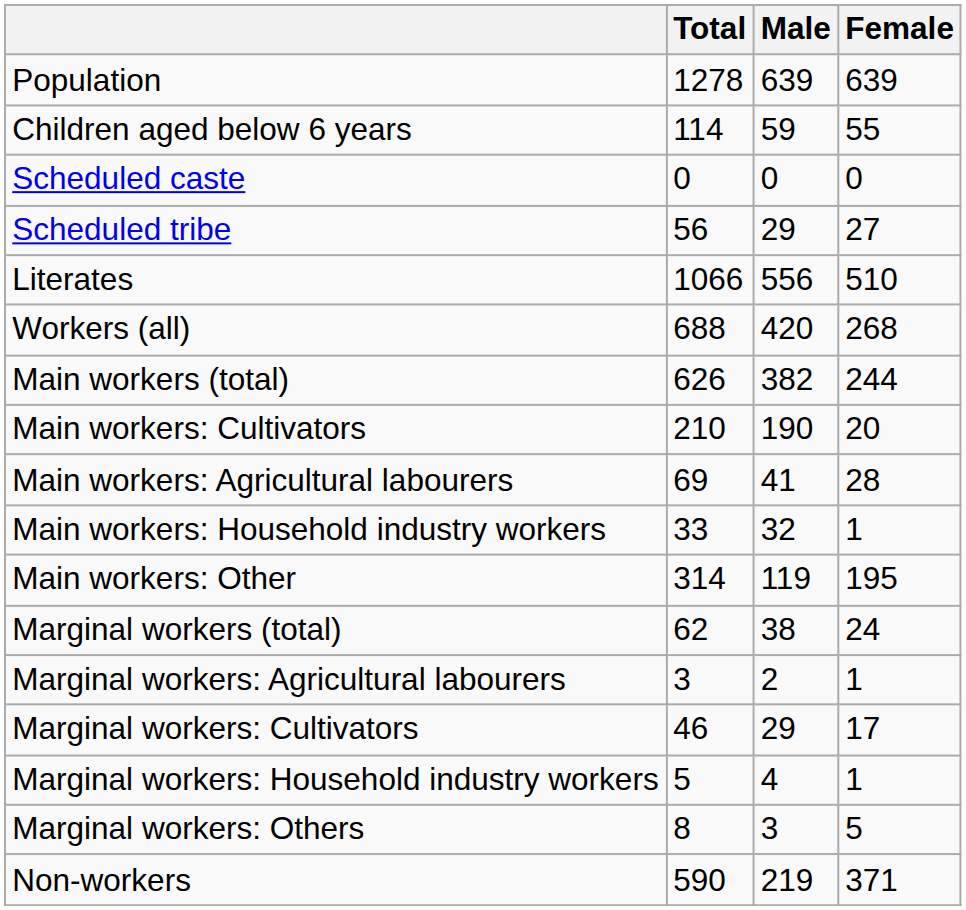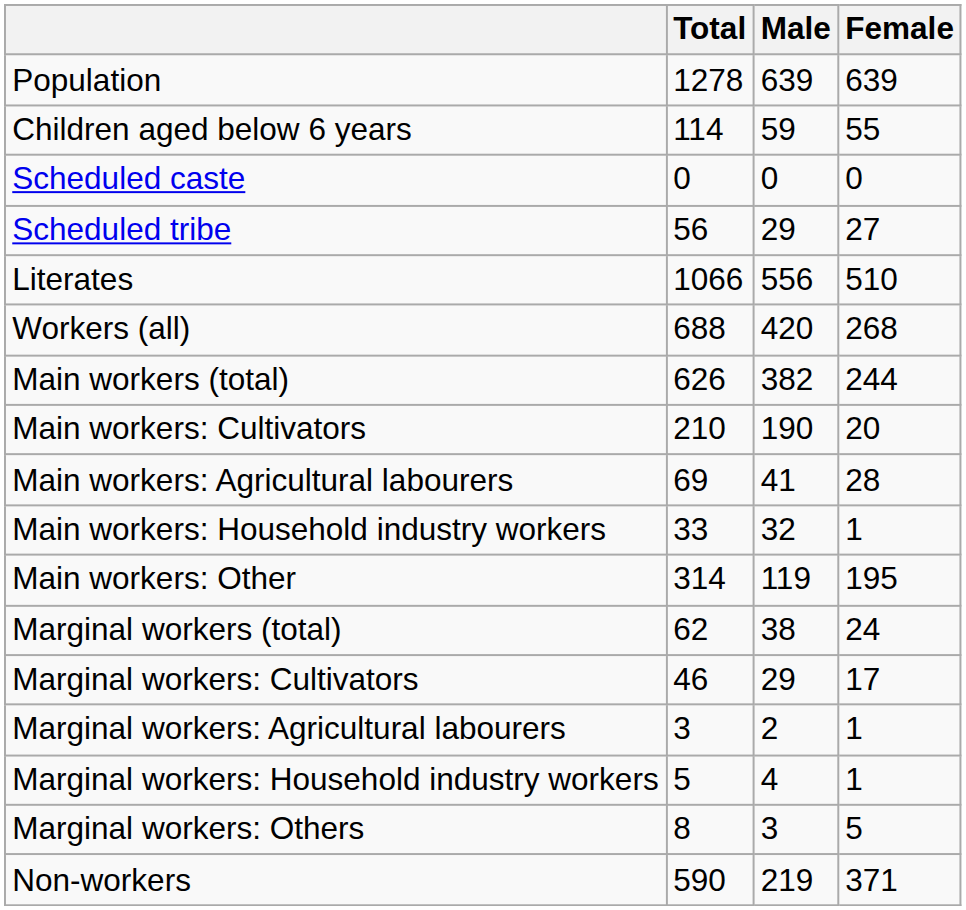rows swapped: (215, 729) <-> (289, 679)
